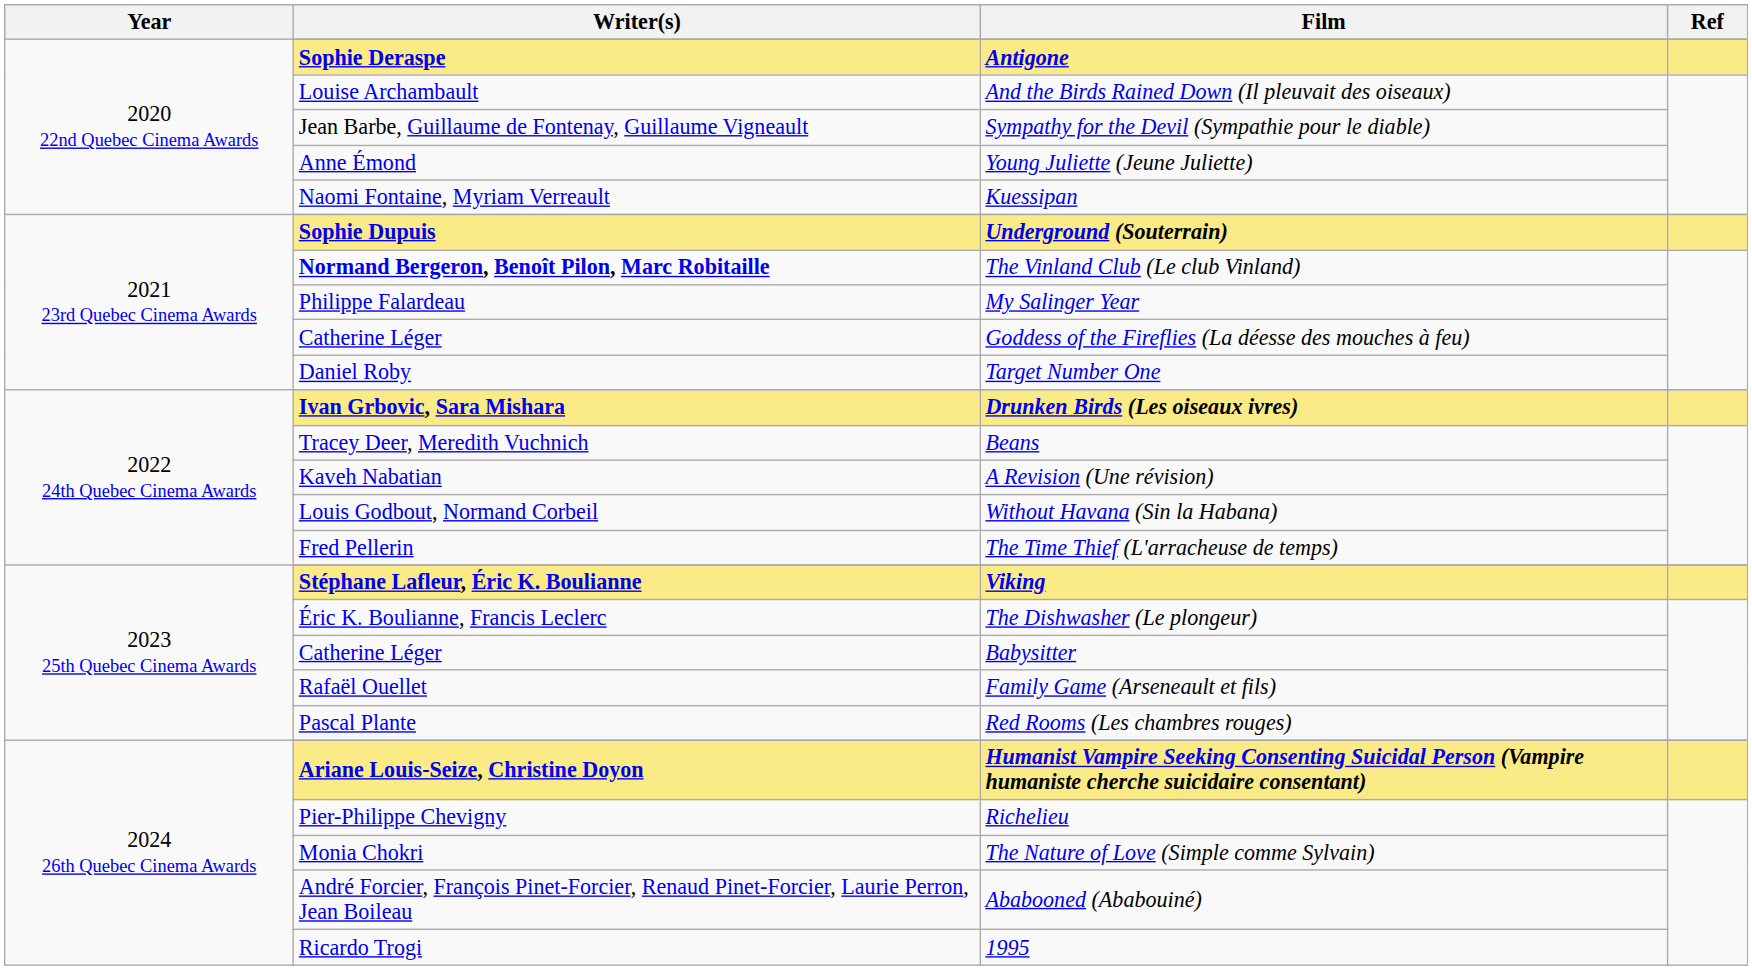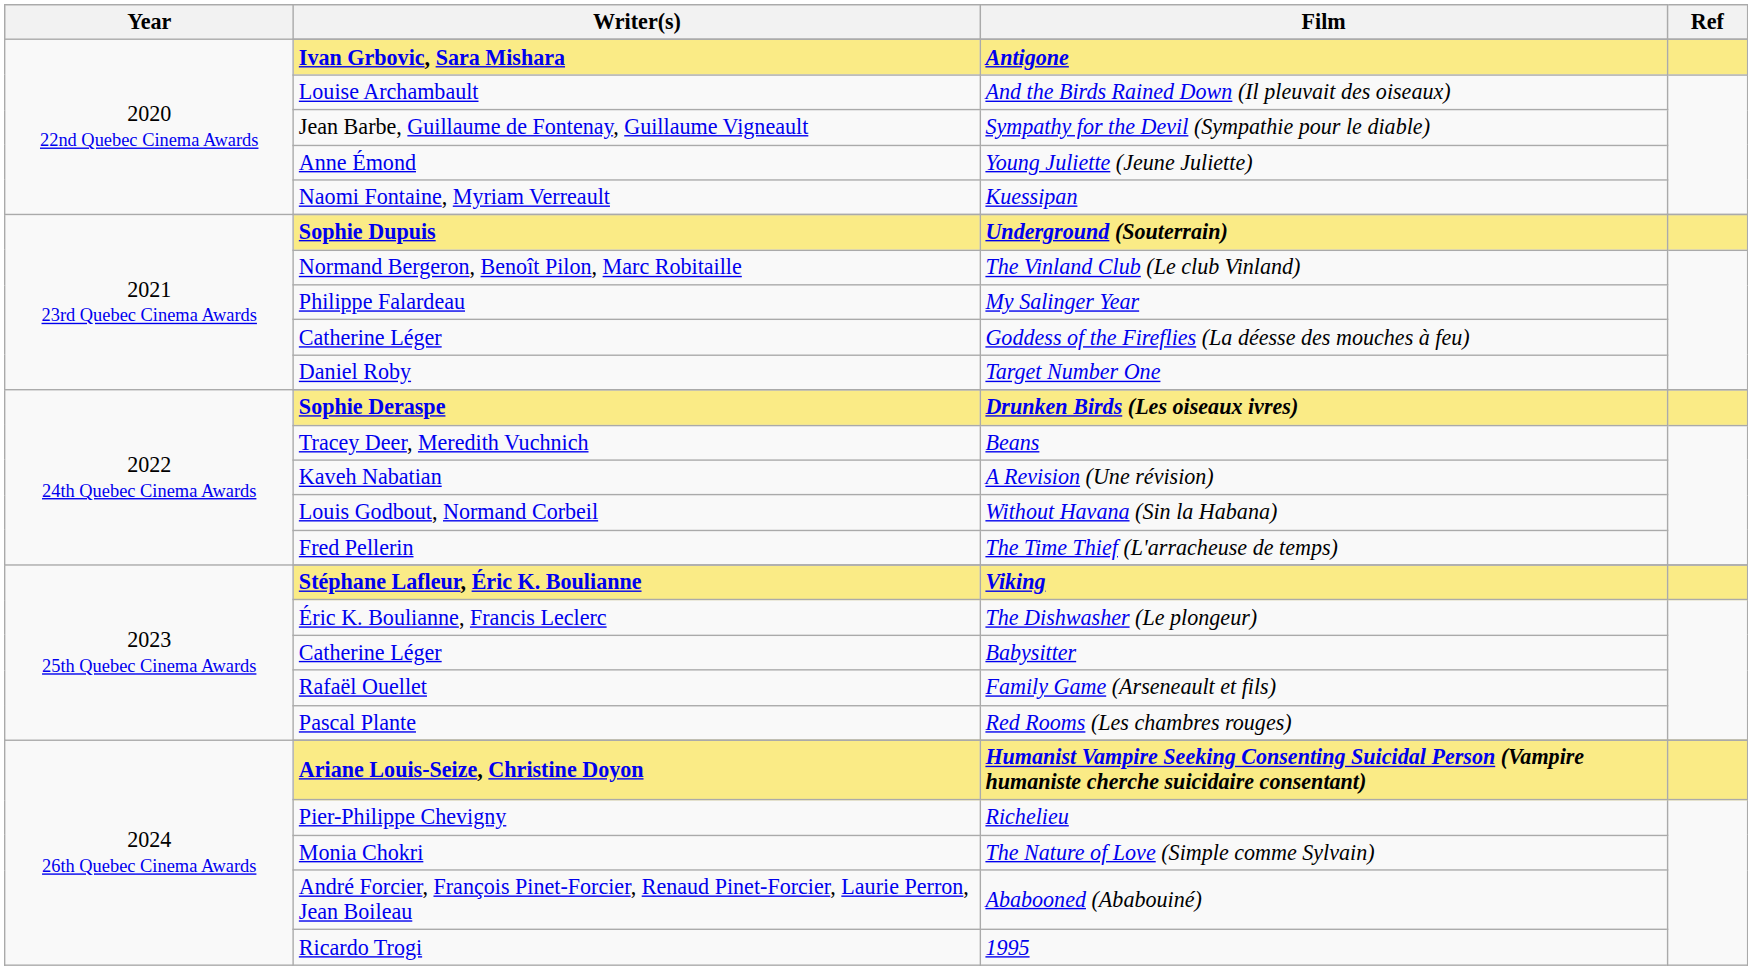(372, 57) Sophie Deraspe -> (432, 57) Ivan Grbovic, Sara Mishara
(534, 267) bold -> (520, 267) normal
(432, 407) Ivan Grbovic, Sara Mishara -> (372, 407) Sophie Deraspe
